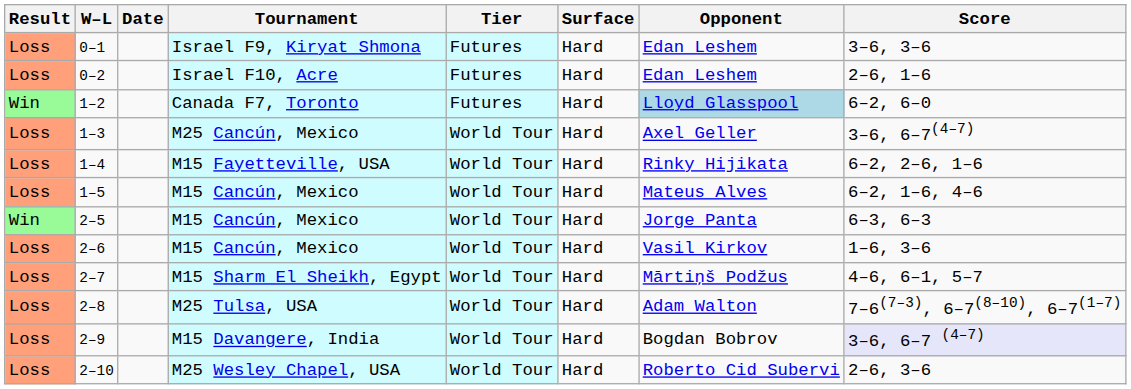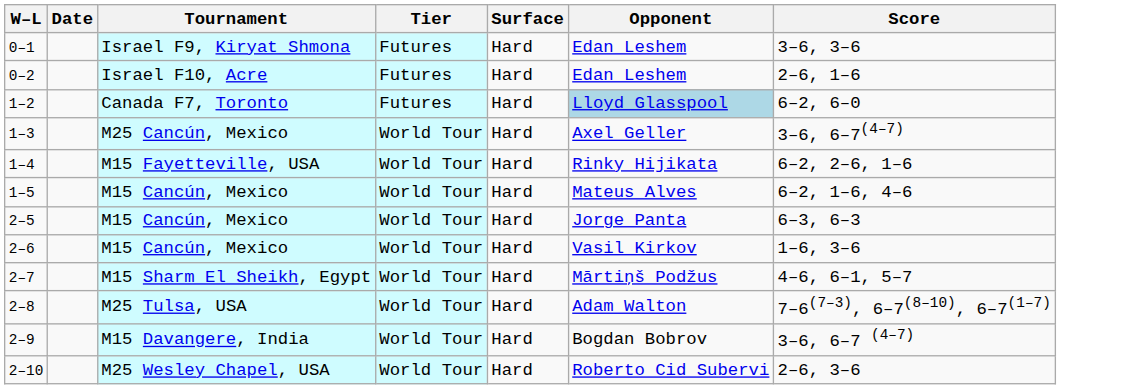- column: (40, 19)
(916, 340) lavender background -> (846, 340) no background
